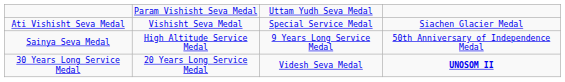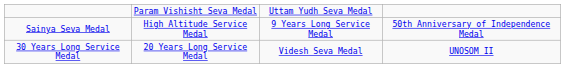- row: (68, 24)
(471, 65) bold -> (471, 52) normal
